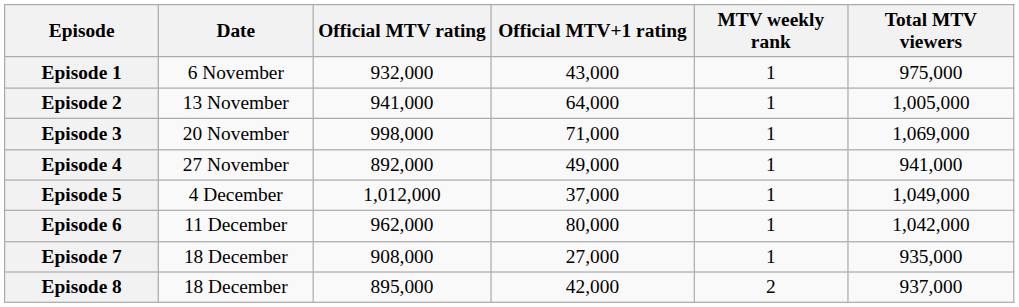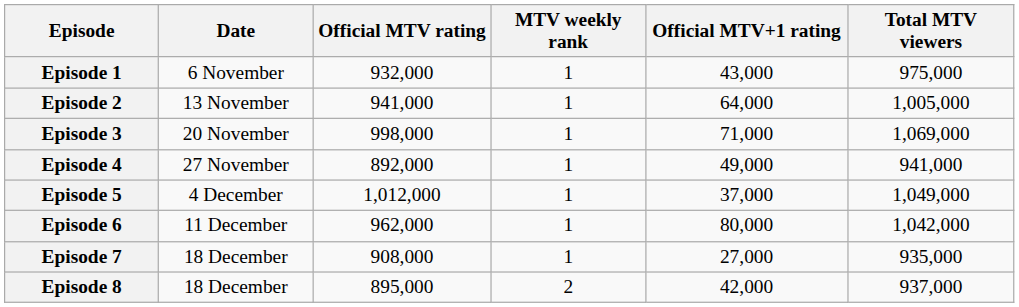columns swapped: (771, 30) <-> (592, 30)
